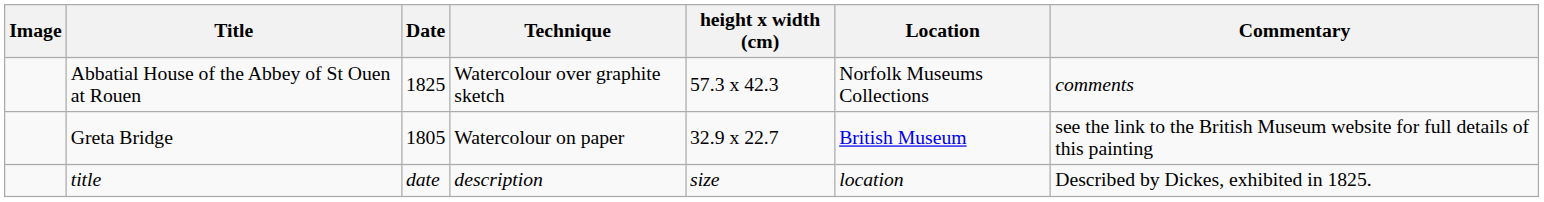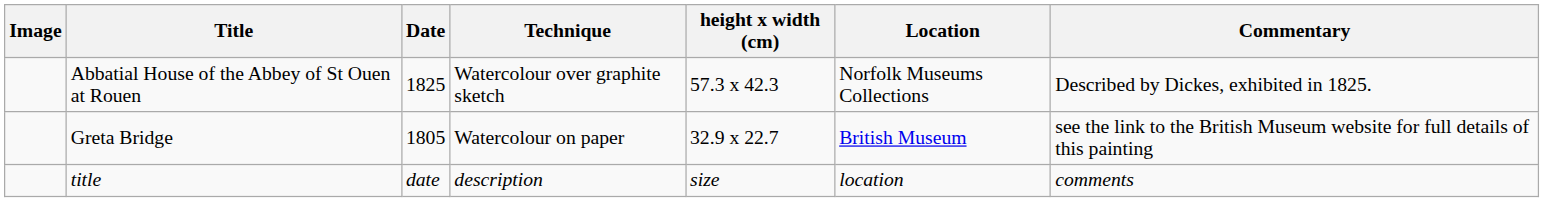(1095, 84) comments -> (1213, 84) Described by Dickes, exhibited in 1825.
(1213, 180) Described by Dickes, exhibited in 1825. -> (1095, 180) comments
